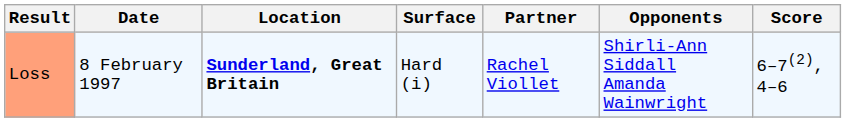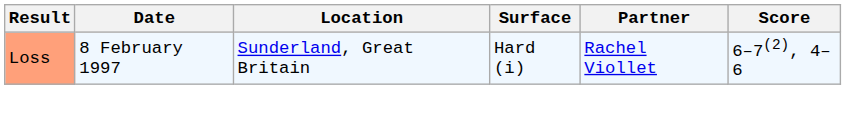- column: (676, 18)
(295, 74) bold -> (326, 58) normal
